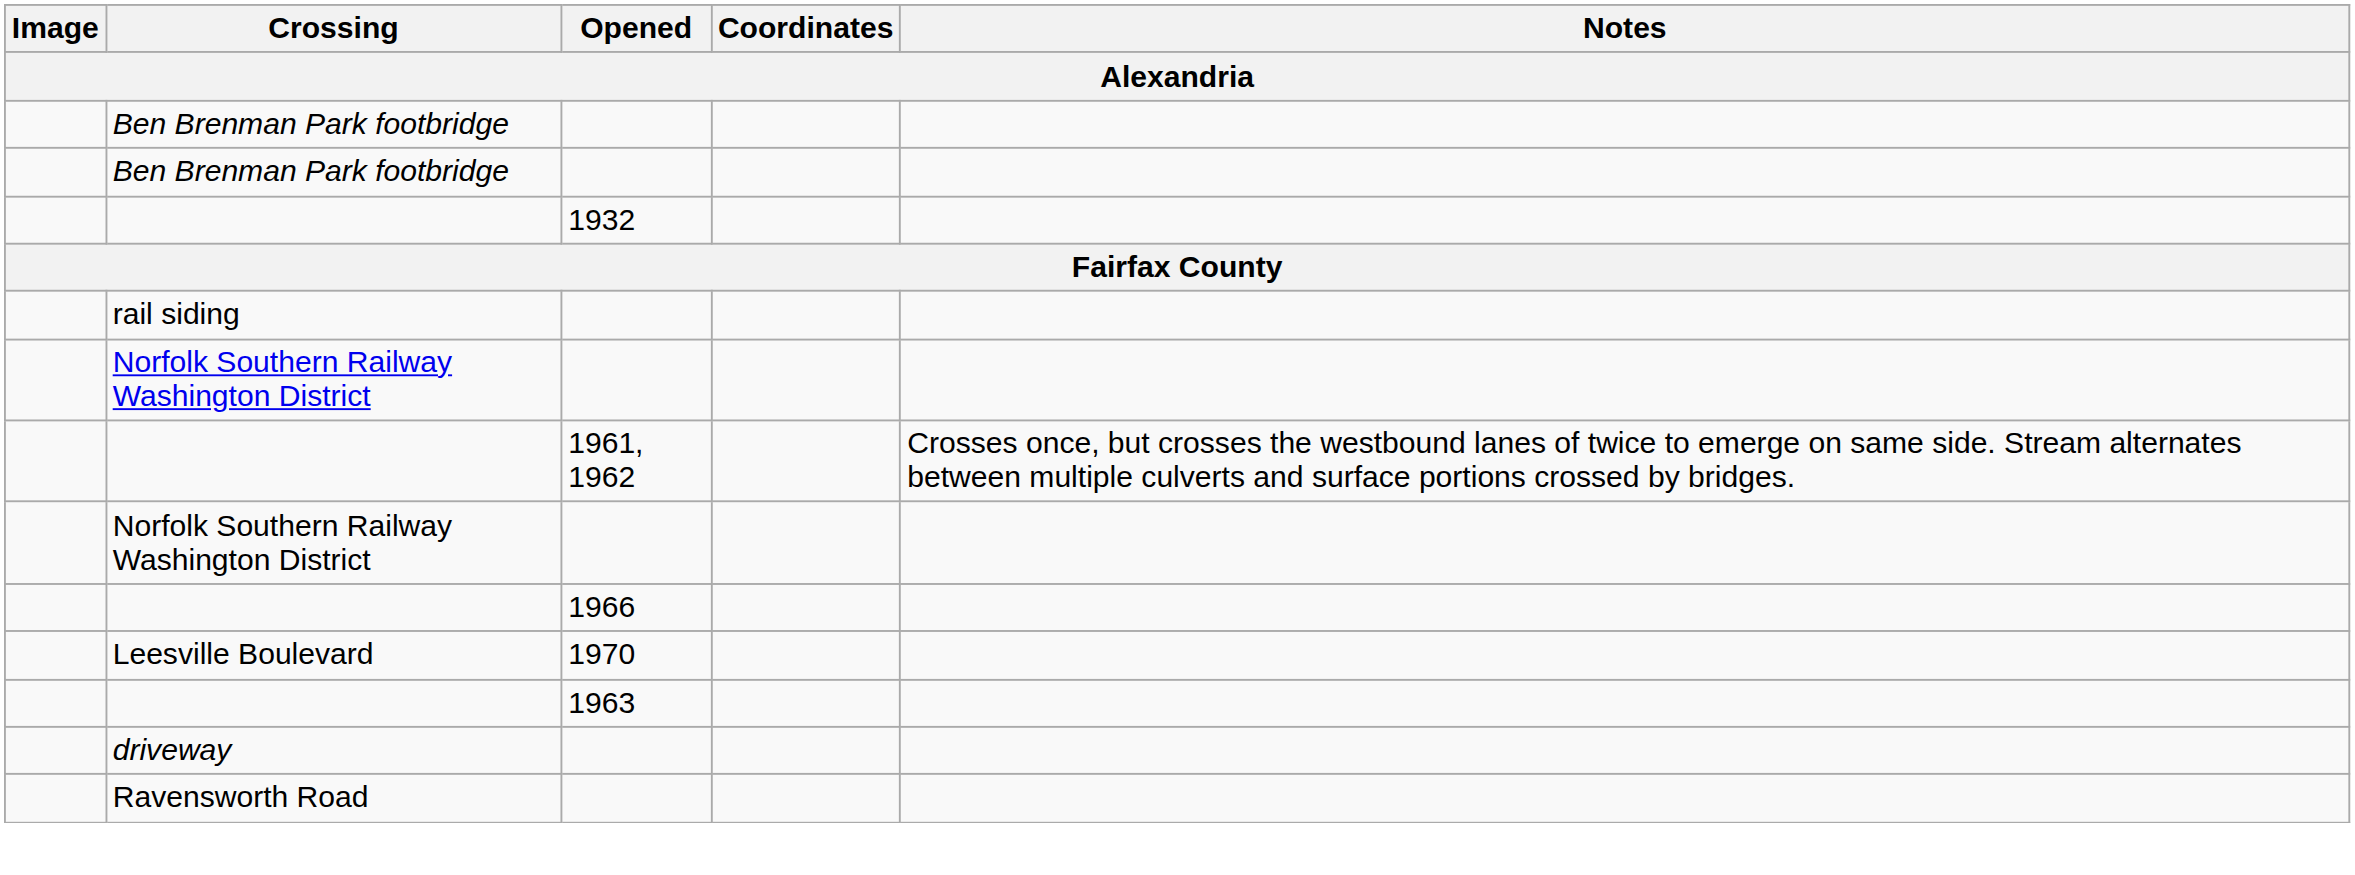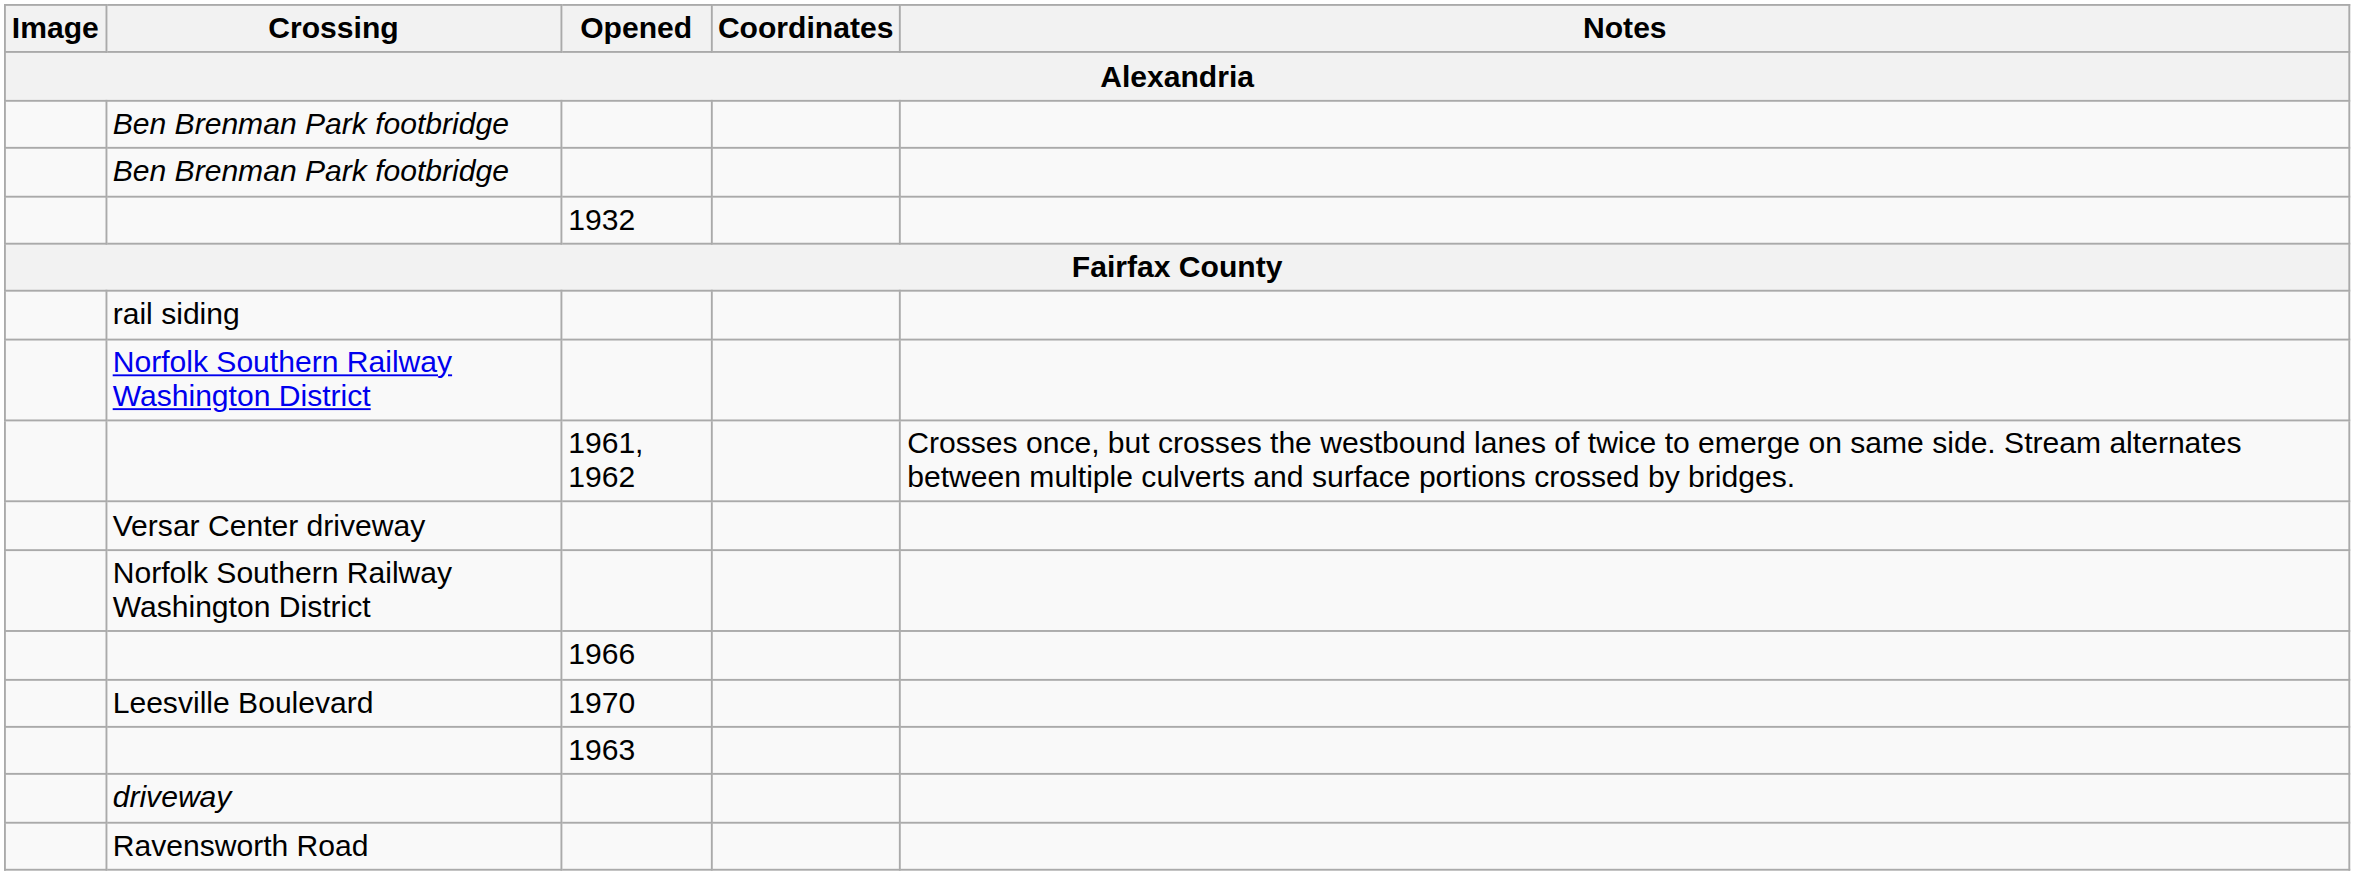+ row: (269, 525)
